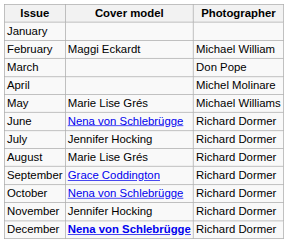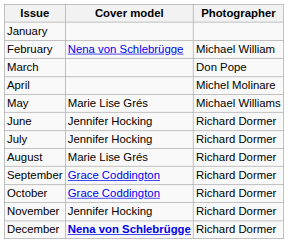(104, 49) Maggi Eckardt -> (126, 49) Nena von Schlebrügge
(126, 121) Nena von Schlebrügge -> (110, 121) Jennifer Hocking
(126, 193) Nena von Schlebrügge -> (114, 193) Grace Coddington
